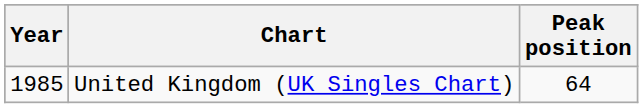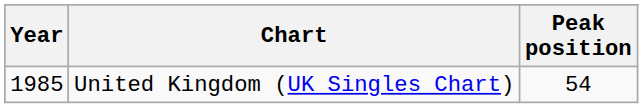(578, 85) 64 -> (578, 85) 54
